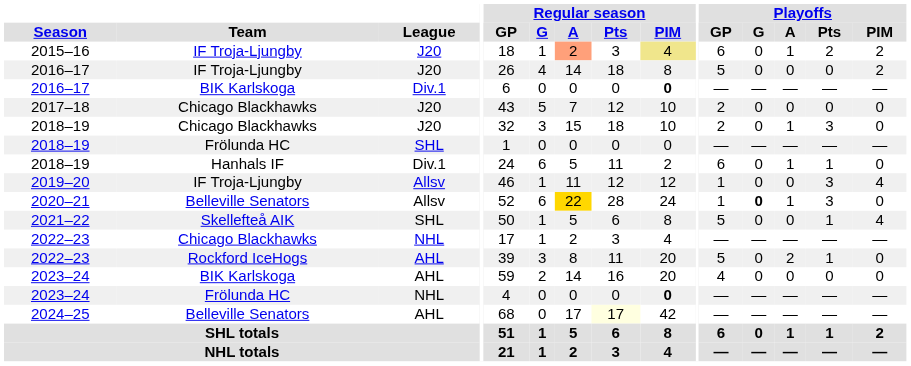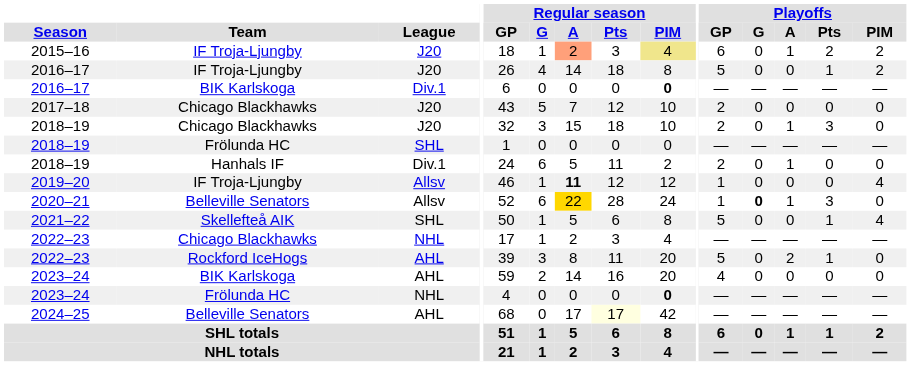(829, 69) 0 -> (829, 69) 1
(721, 163) 6 -> (721, 163) 2
(829, 163) 1 -> (829, 163) 0
(573, 182) normal -> (573, 182) bold
(829, 182) 3 -> (829, 182) 0
